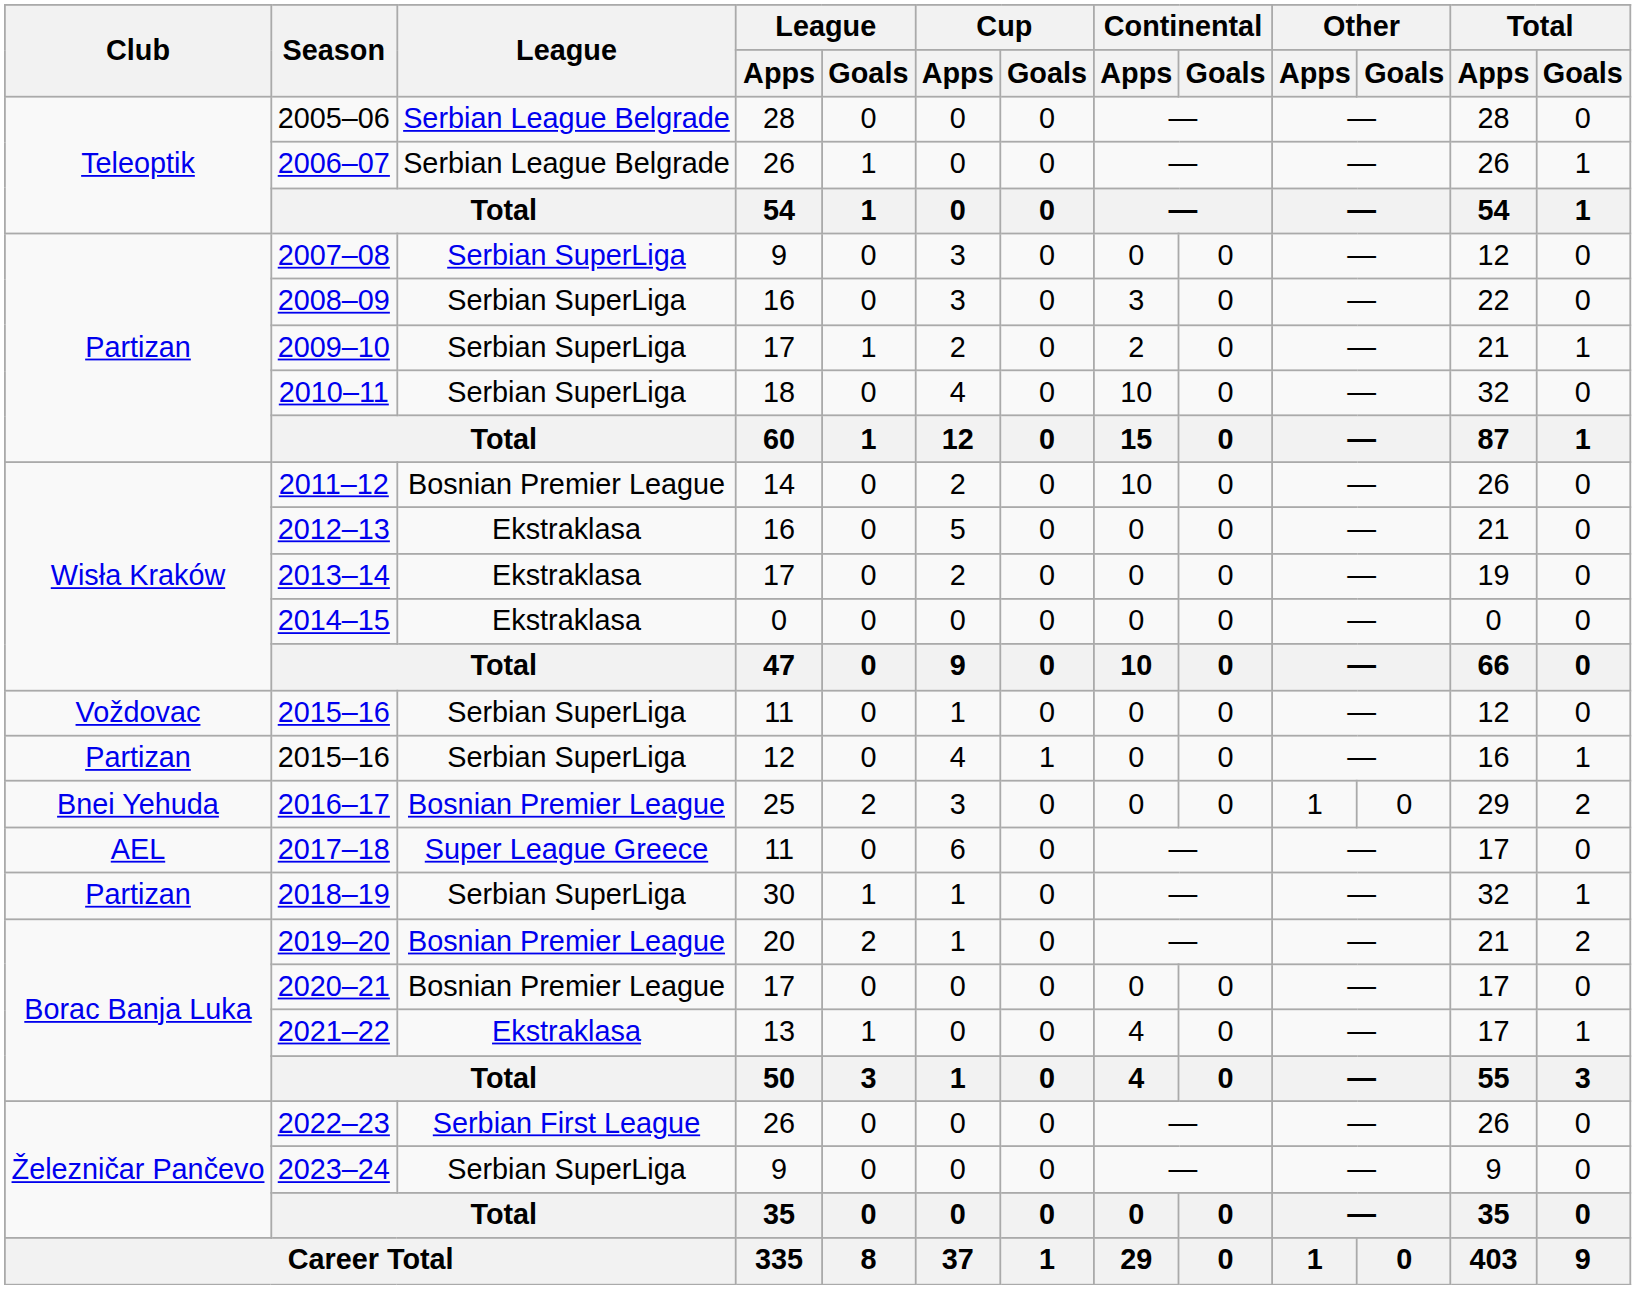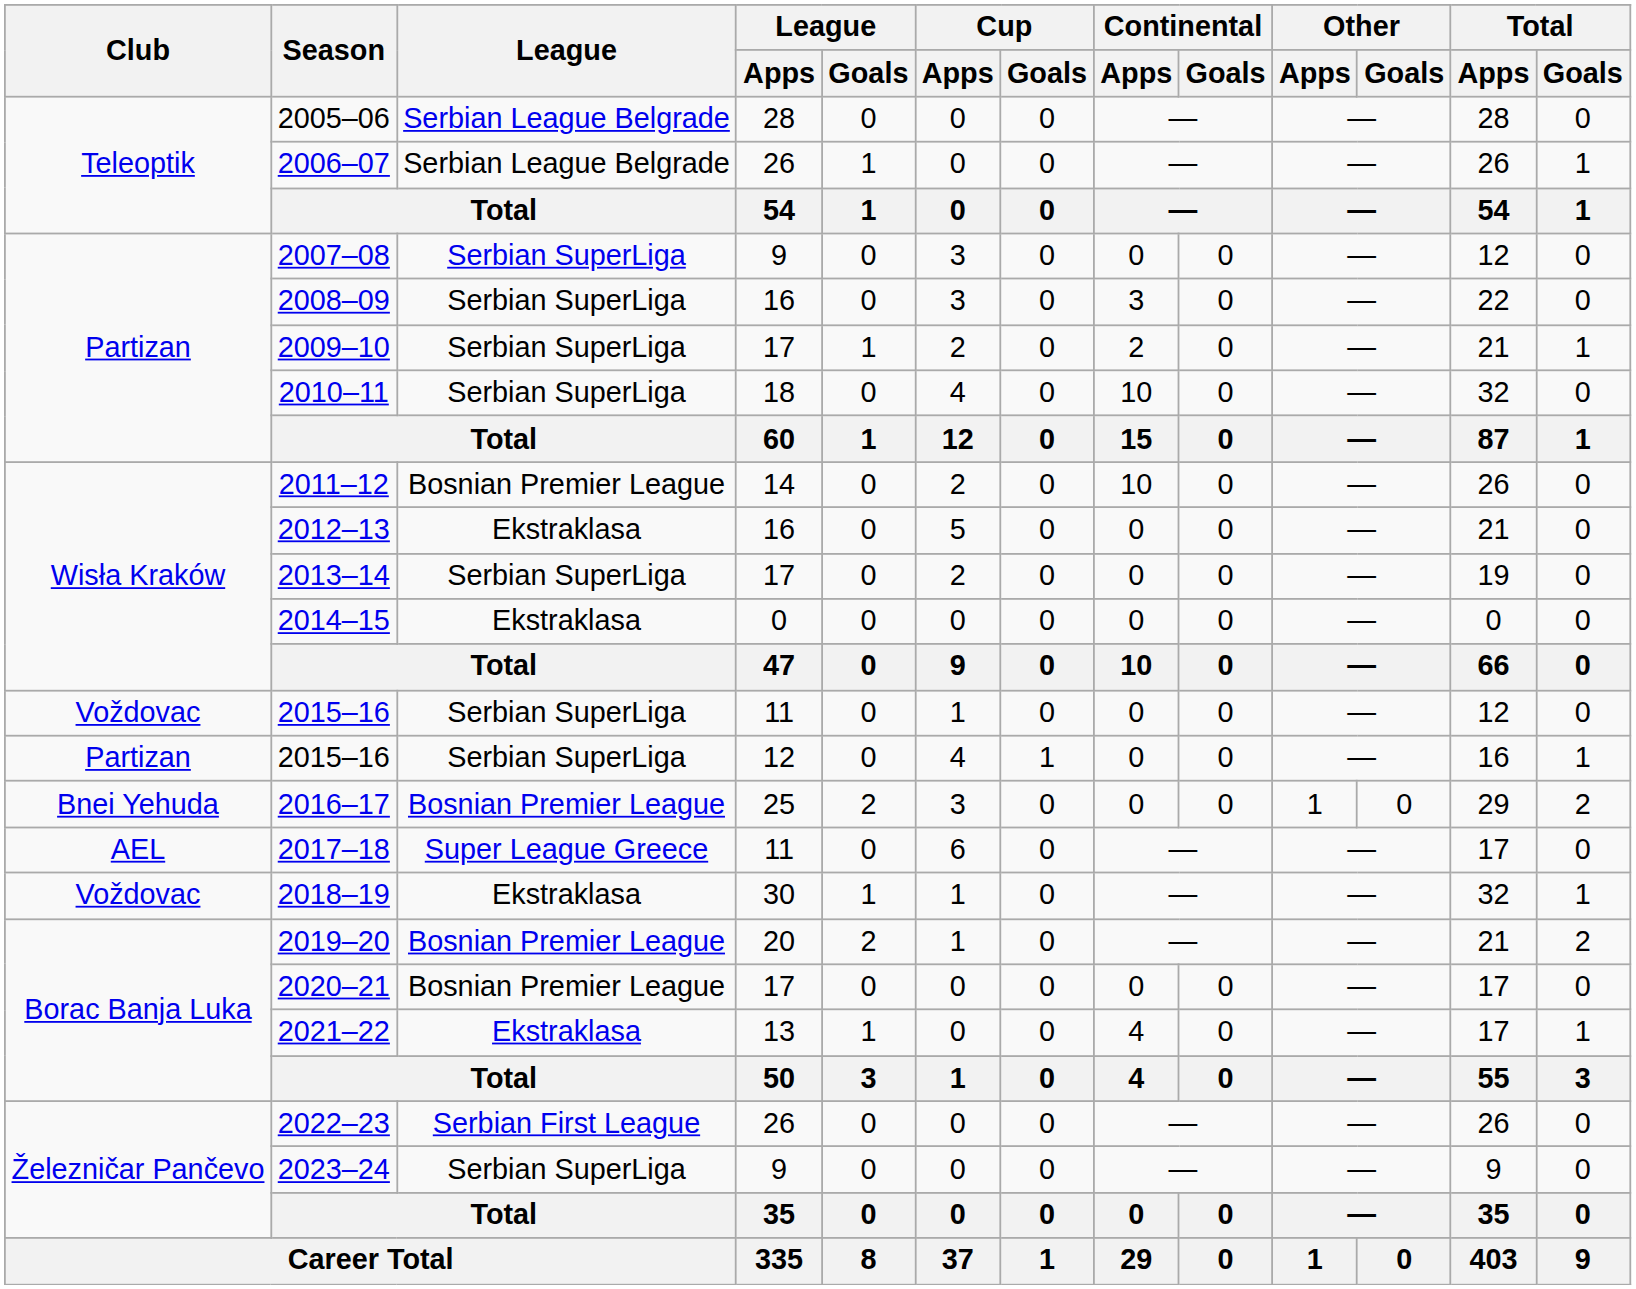(566, 575) Ekstraklasa -> (566, 575) Serbian SuperLiga
(138, 895) Partizan -> (138, 895) Voždovac
(566, 895) Serbian SuperLiga -> (566, 895) Ekstraklasa
